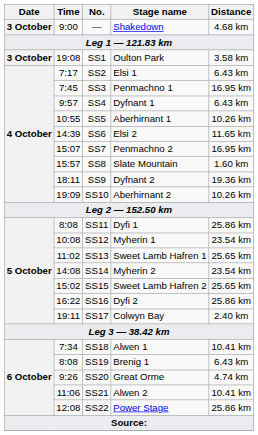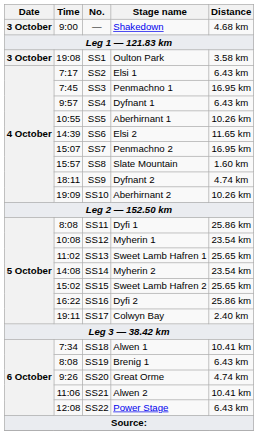(231, 179) 19.36 km -> (231, 179) 4.74 km
(231, 407) 25.86 km -> (231, 407) 6.43 km
